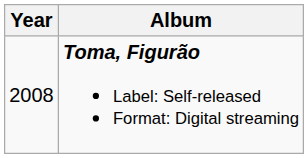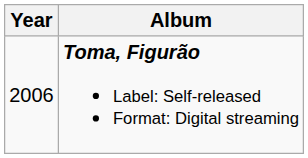(31, 94) 2008 -> (31, 94) 2006
